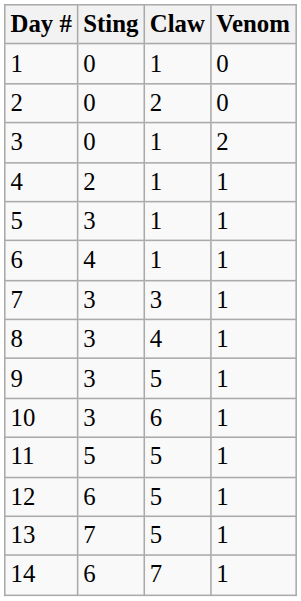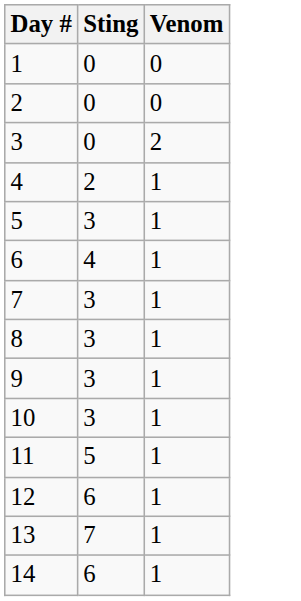- column: (177, 24)
